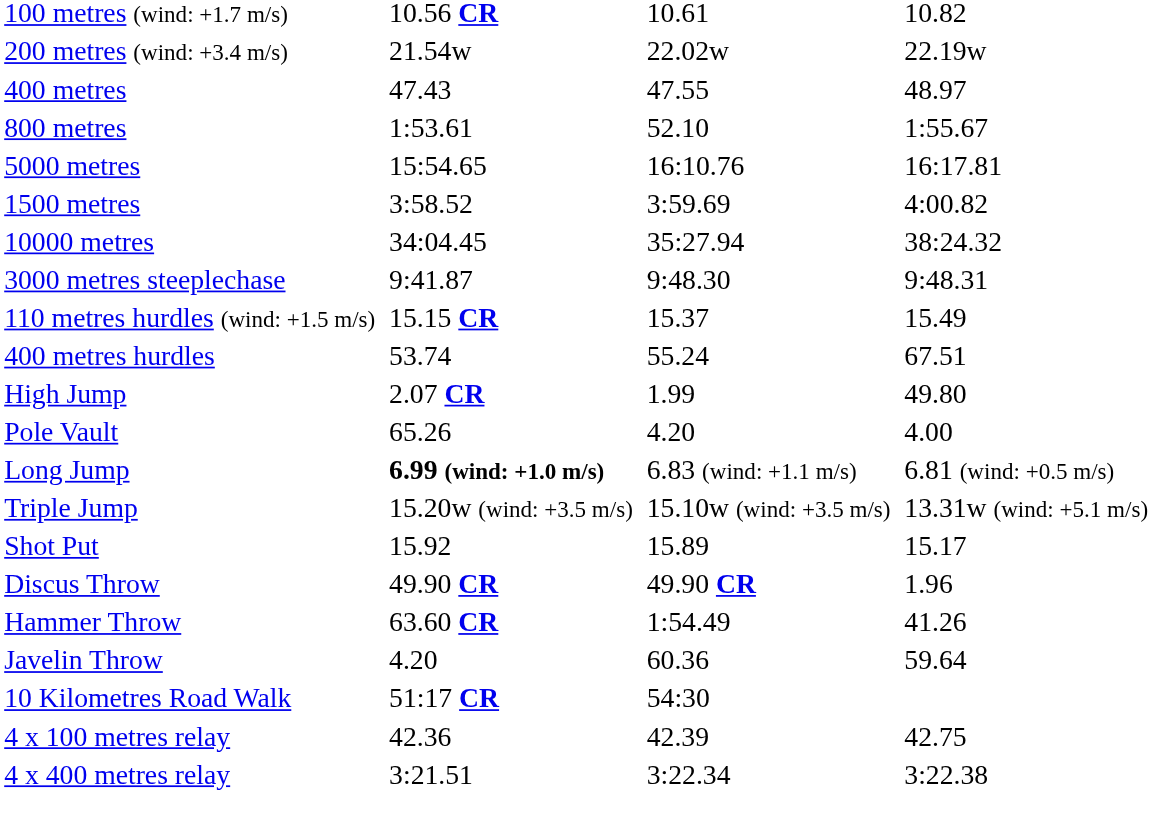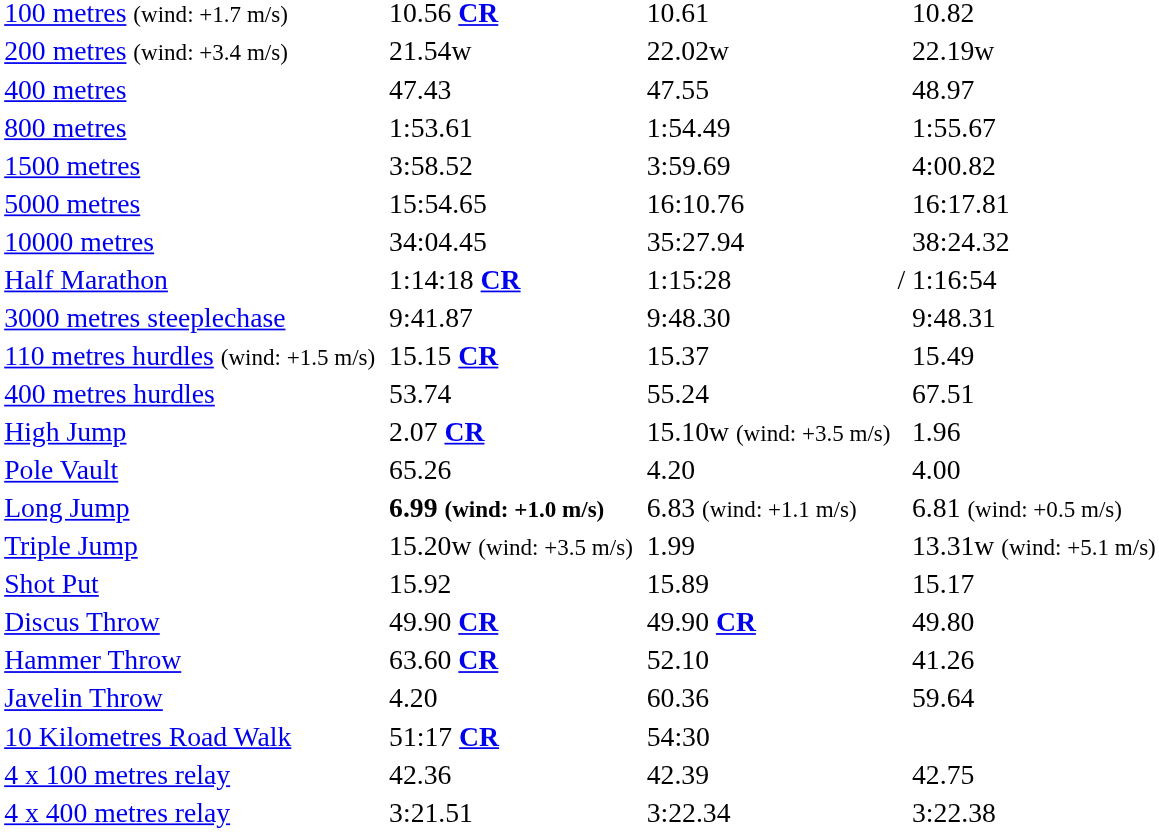(678, 127) 52.10 -> (689, 127) 1:54.49
rows swapped: (72, 203) <-> (72, 165)
+ row: (86, 279)
(671, 393) 1.99 -> (769, 432) 15.10w (wind: +3.5 m/s)
(935, 393) 49.80 -> (936, 432) 1.96
(769, 508) 15.10w (wind: +3.5 m/s) -> (671, 546) 1.99
(929, 584) 1.96 -> (943, 622) 49.80
(689, 622) 1:54.49 -> (678, 660) 52.10
